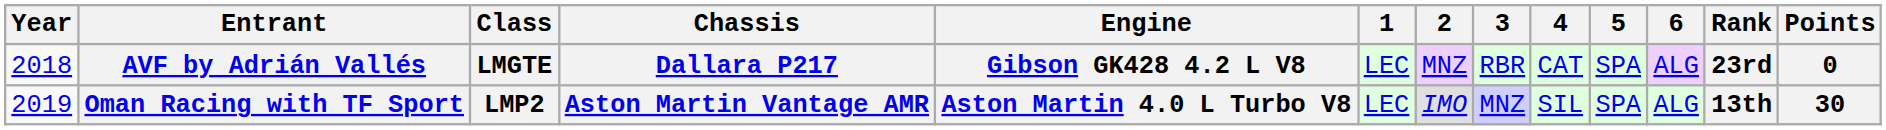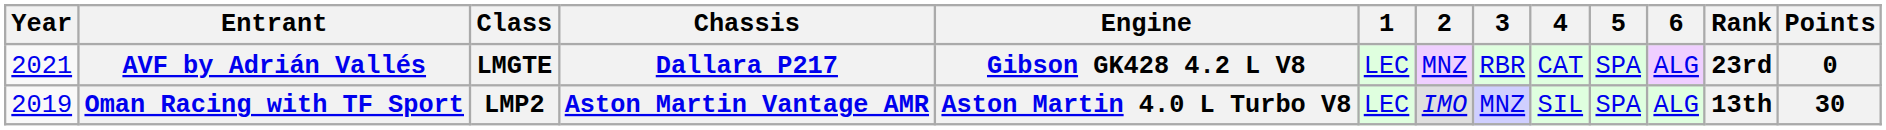(42, 65) 2018 -> (42, 65) 2021
